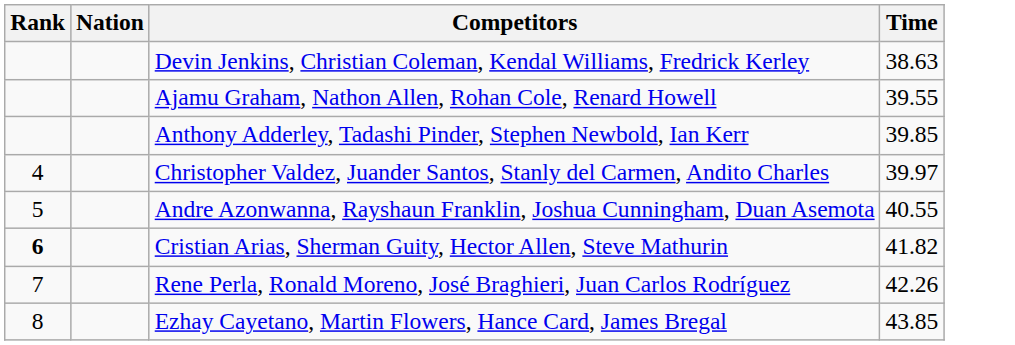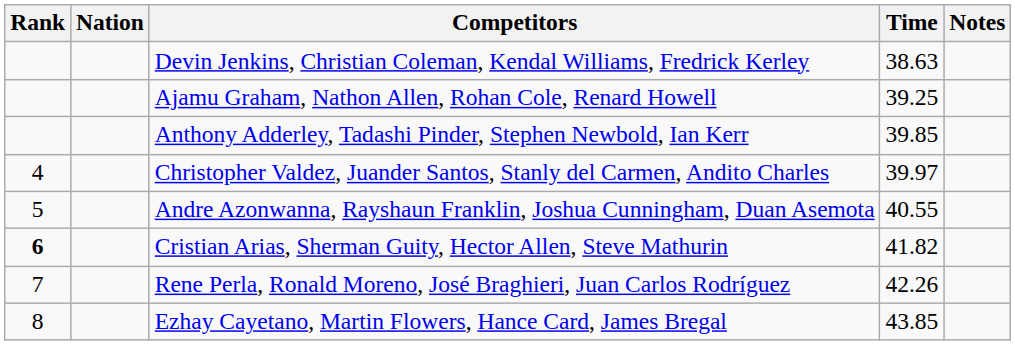+ column: (977, 23)
(912, 97) 39.55 -> (912, 97) 39.25
